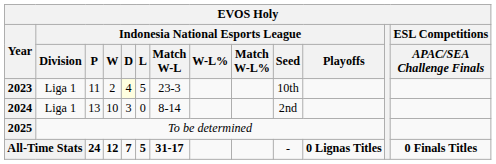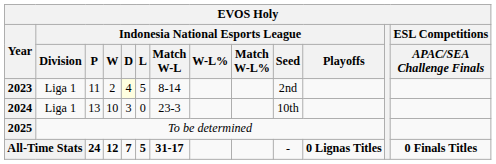(169, 88) 23-3 -> (169, 88) 8-14
(288, 88) 10th -> (288, 88) 2nd
(169, 108) 8-14 -> (169, 108) 23-3
(288, 108) 2nd -> (288, 108) 10th
